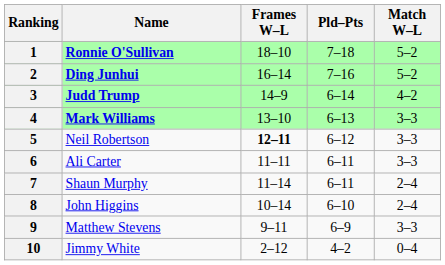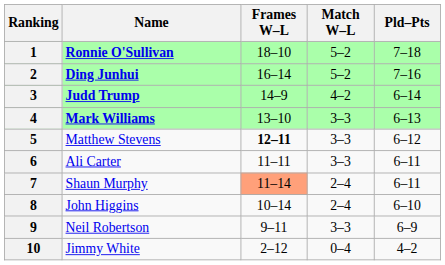columns swapped: (407, 23) <-> (341, 23)
(107, 140) Neil Robertson -> (113, 140) Matthew Stevens
(274, 183) no background -> (274, 183) lightsalmon background
(113, 227) Matthew Stevens -> (107, 227) Neil Robertson
